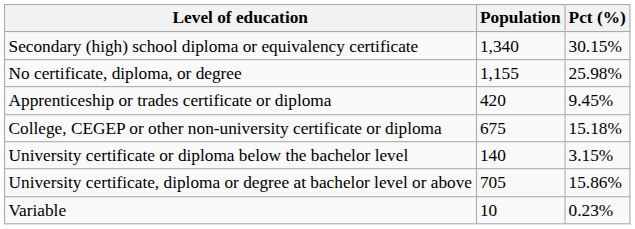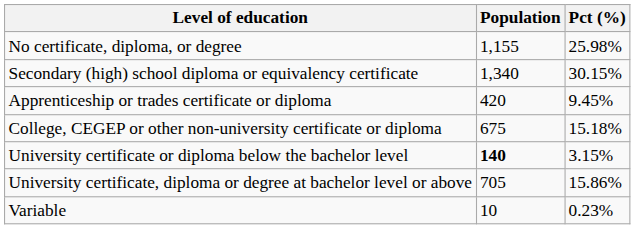rows swapped: (125, 73) <-> (213, 45)
(493, 155) normal -> (493, 155) bold
